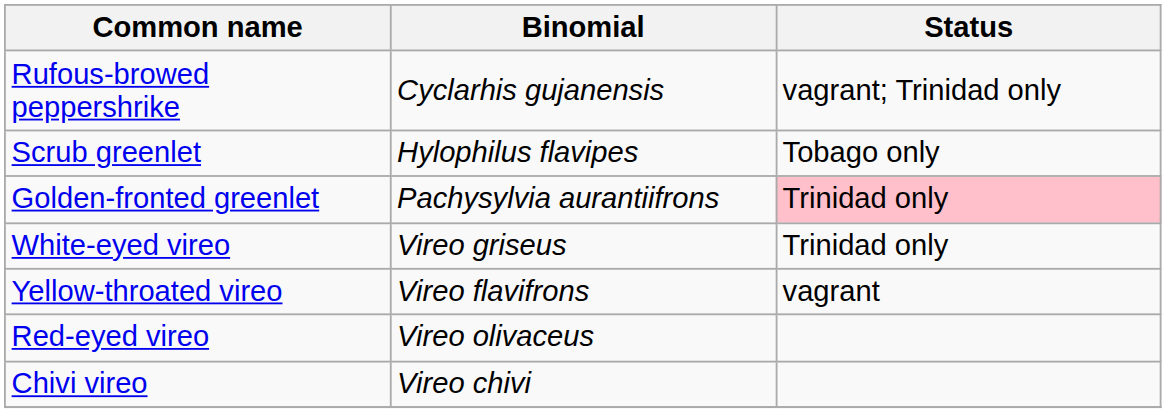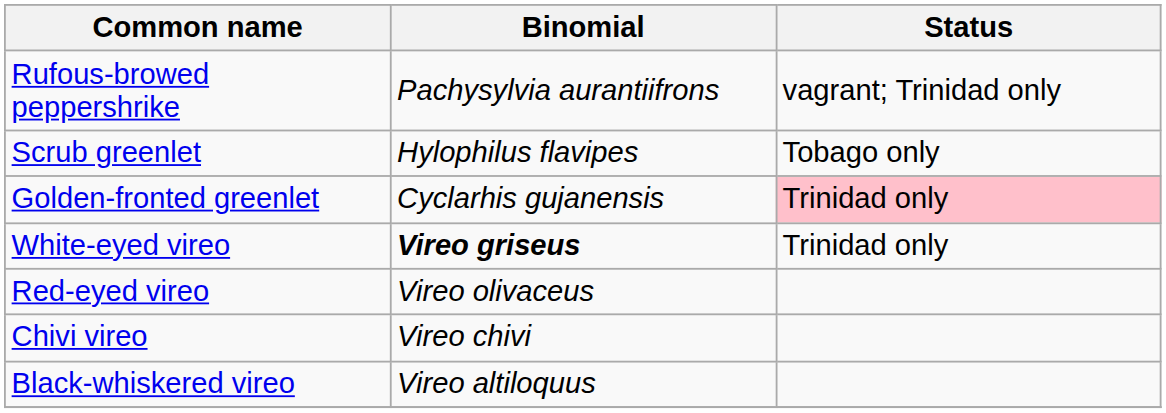(531, 90) Cyclarhis gujanensis -> (558, 90) Pachysylvia aurantiifrons
(558, 198) Pachysylvia aurantiifrons -> (531, 198) Cyclarhis gujanensis
(482, 245) normal -> (489, 245) bold
- row: (147, 291)
+ row: (153, 383)
